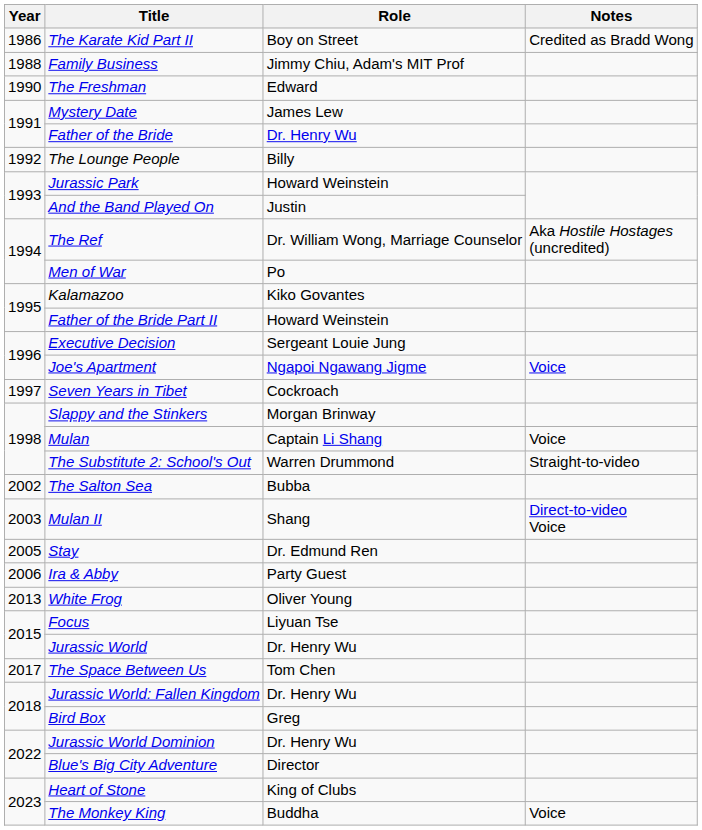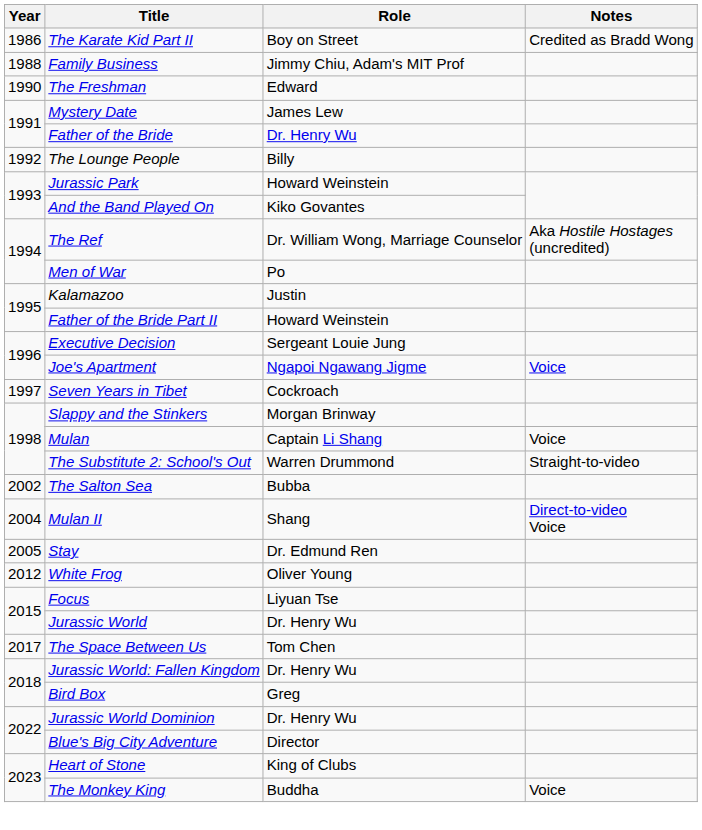(286, 207) Justin -> (316, 207) Kiko Govantes
(316, 295) Kiko Govantes -> (286, 295) Justin
(25, 518) 2003 -> (25, 518) 2004
- row: (83, 575)
(25, 598) 2013 -> (25, 575) 2012
